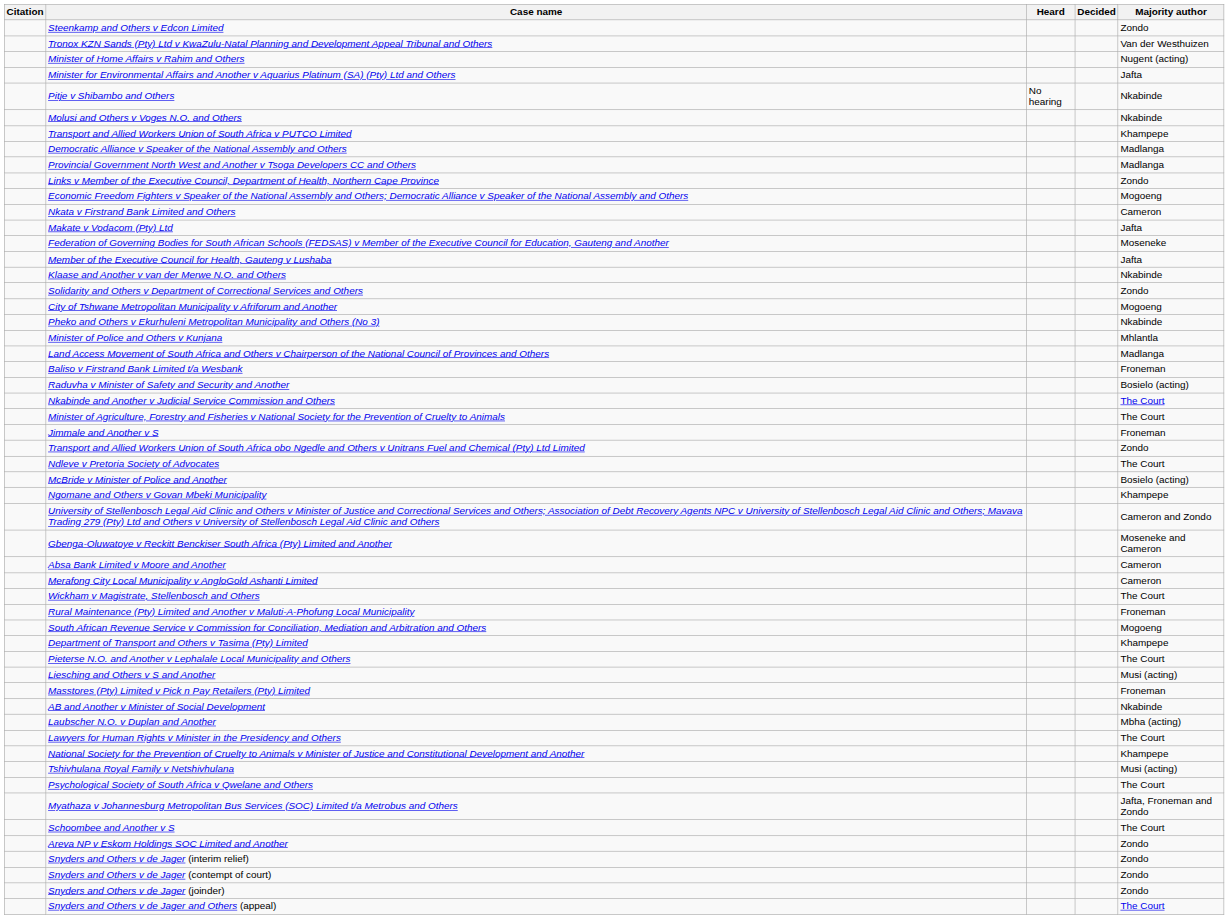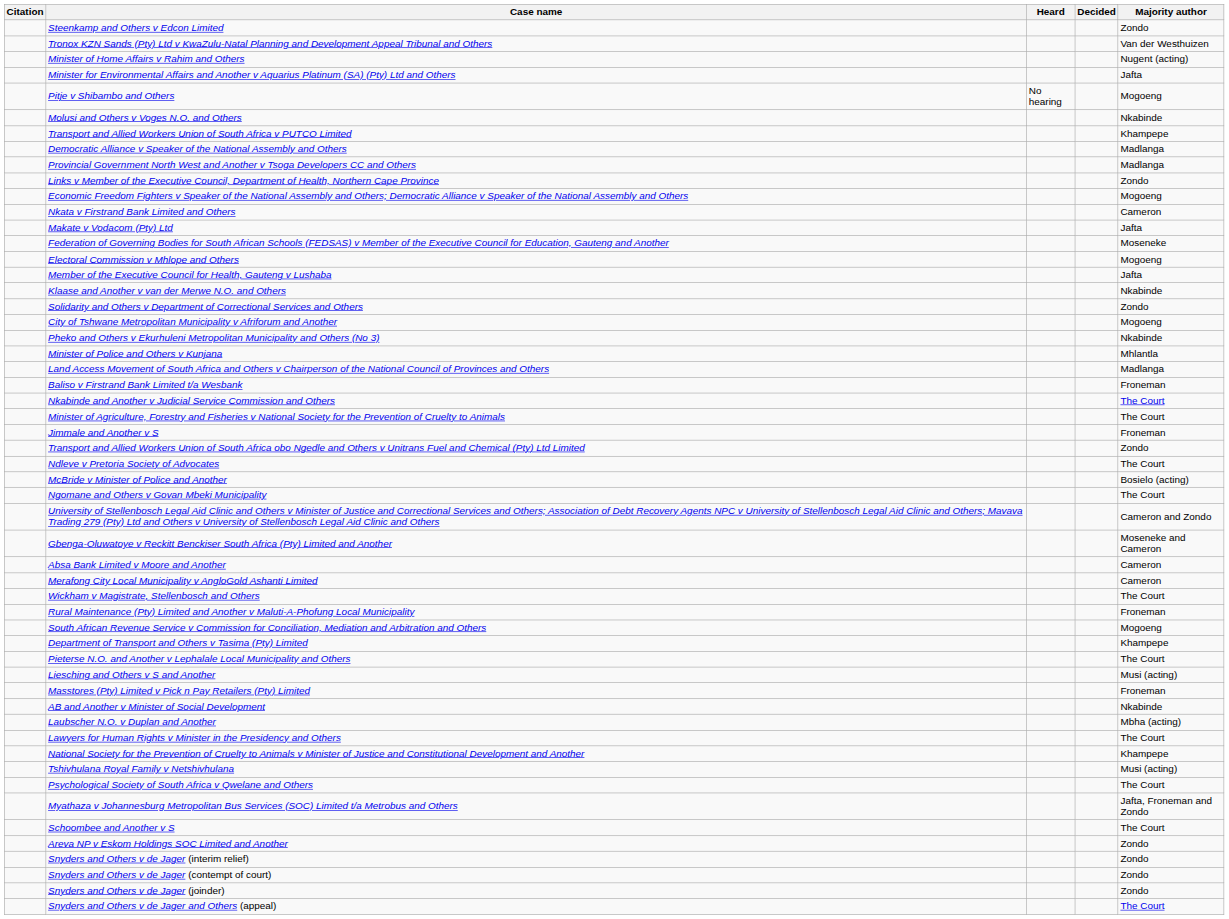(1141, 96) Nkabinde -> (1141, 96) Mogoeng
+ row: (143, 259)
- row: (169, 385)
(1144, 495) Khampepe -> (1142, 495) The Court
